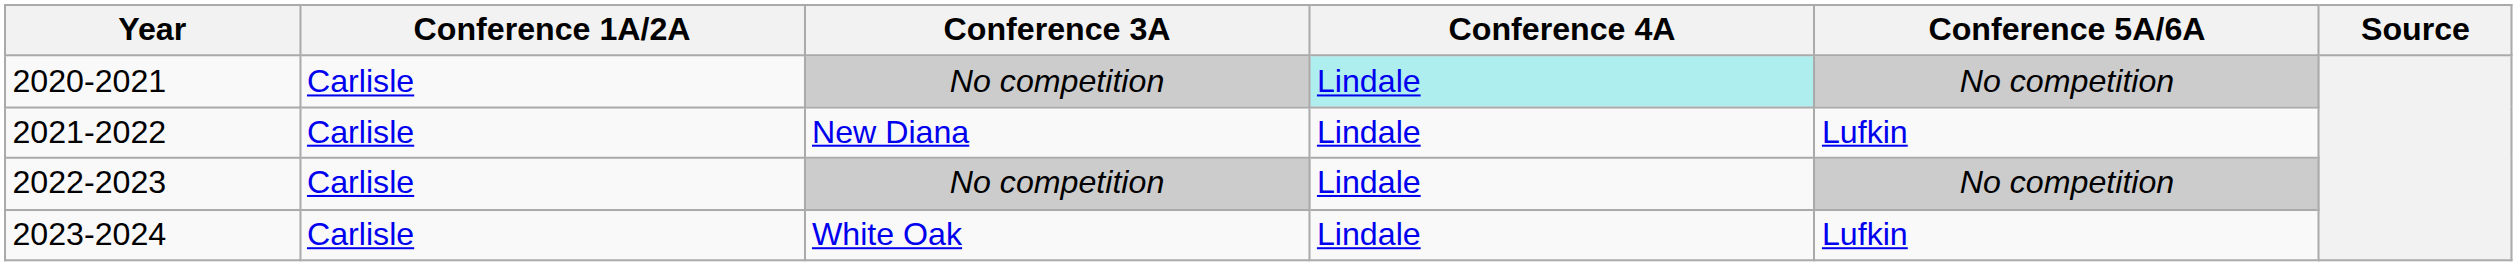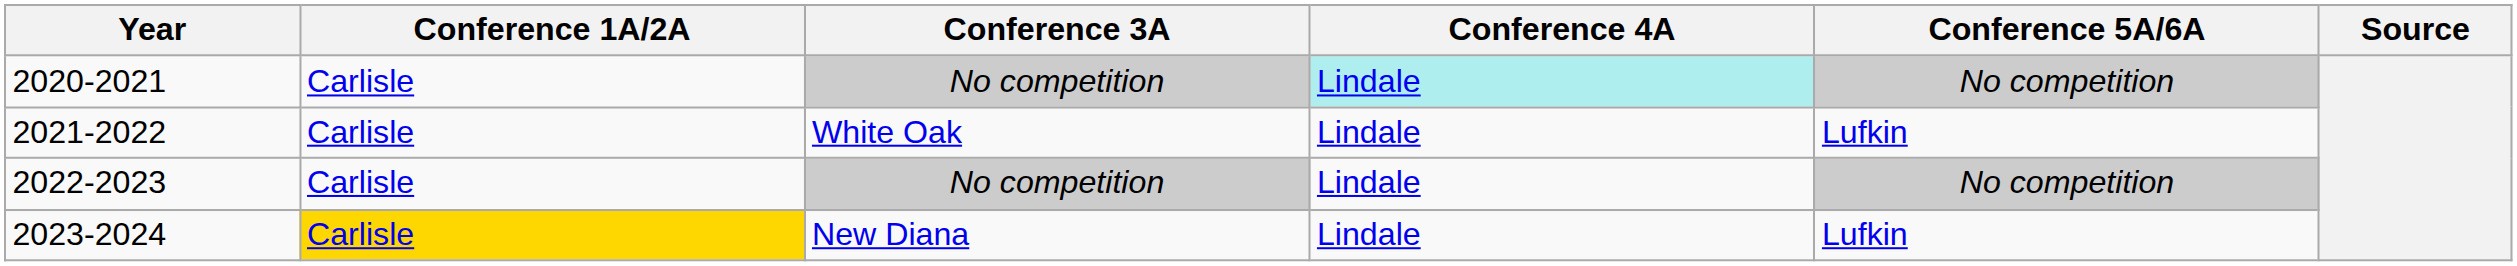(891, 132) New Diana -> (887, 132) White Oak
(361, 234) no background -> (361, 234) gold background
(887, 234) White Oak -> (891, 234) New Diana
